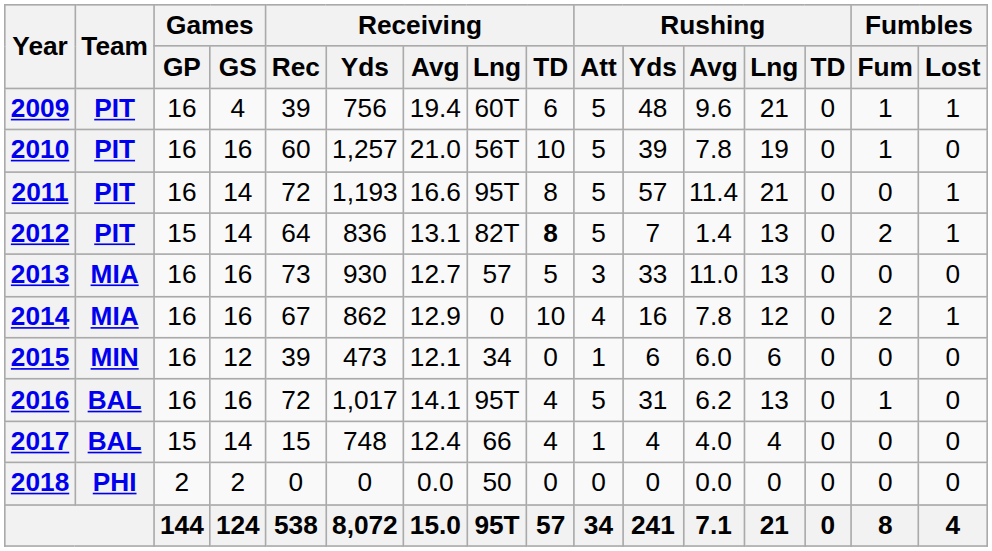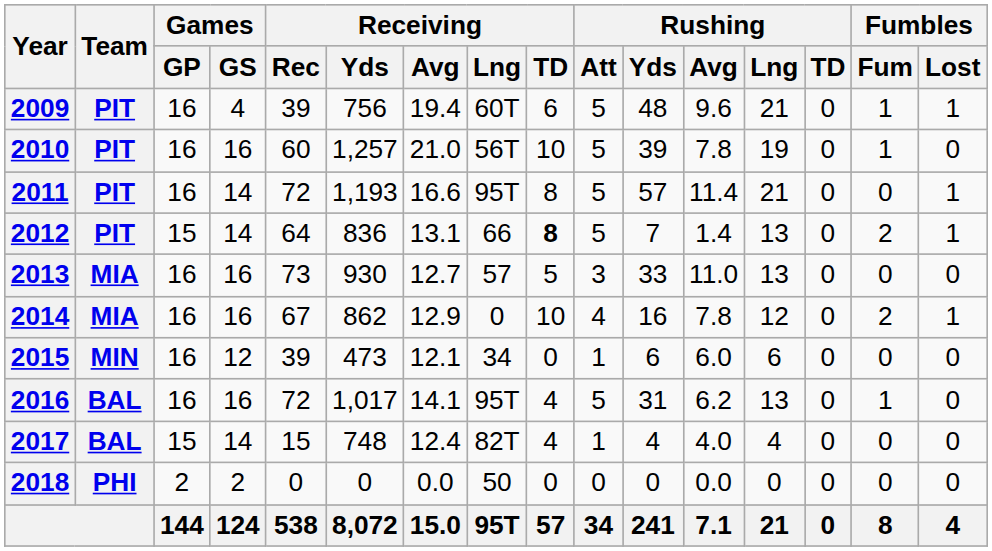(497, 233) 82T -> (497, 233) 66
(497, 441) 66 -> (497, 441) 82T
